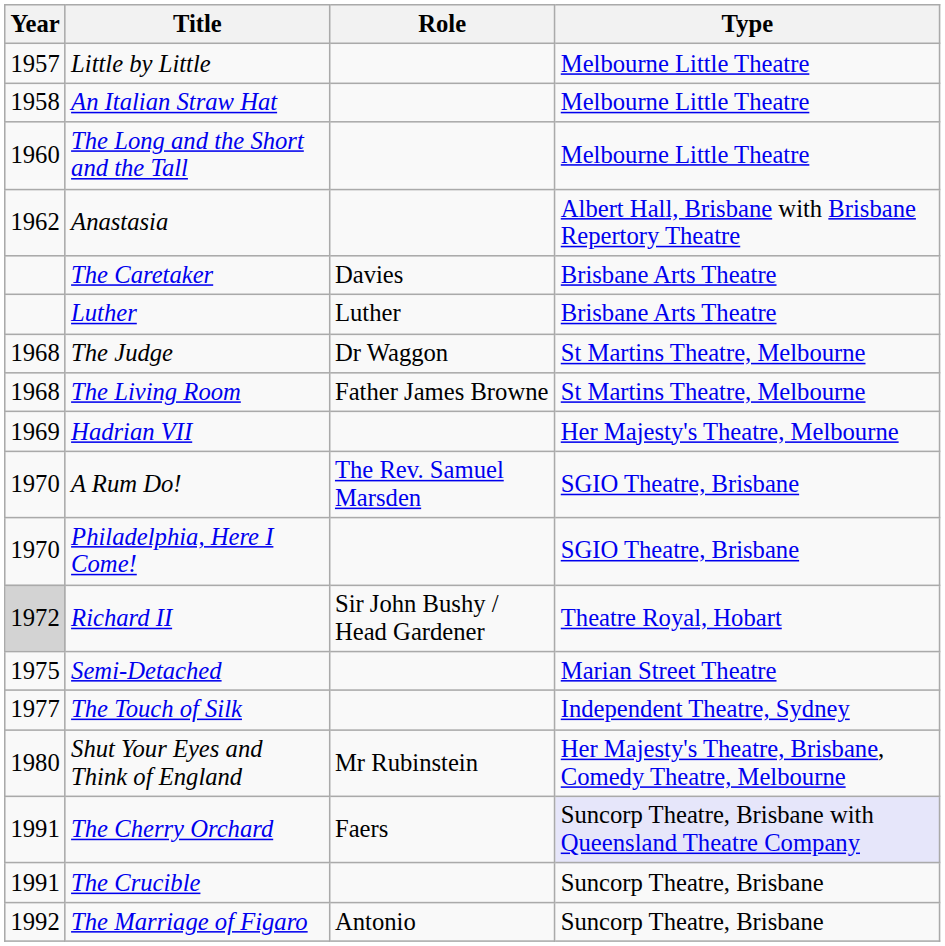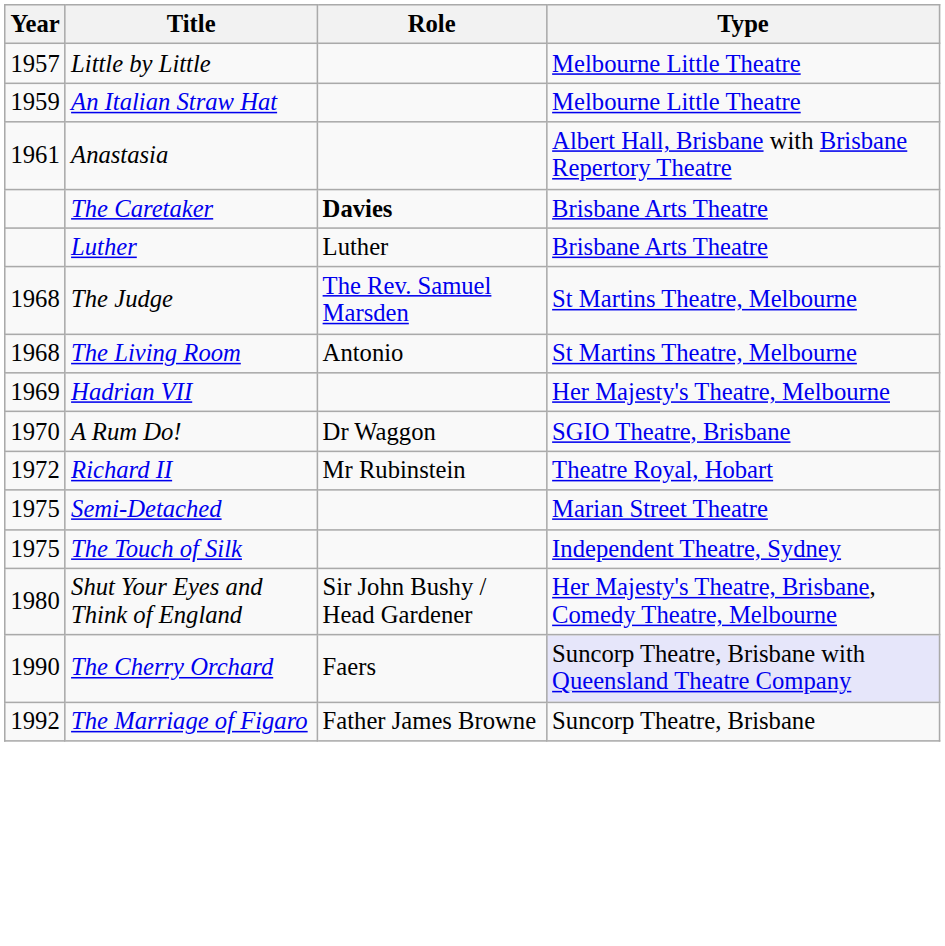(35, 102) 1958 -> (35, 102) 1959
- row: (187, 155)
(35, 221) 1962 -> (35, 155) 1961
(369, 274) normal -> (358, 208) bold
(392, 353) Dr Waggon -> (407, 300) The Rev. Samuel Marsden
(442, 392) Father James Browne -> (363, 353) Antonio
(419, 484) The Rev. Samuel Marsden -> (379, 431) Dr Waggon
- row: (172, 550)
(35, 617) lightgrey background -> (35, 470) no background
(417, 617) Sir John Bushy / Head Gardener -> (394, 470) Mr Rubinstein
(35, 709) 1977 -> (35, 548) 1975
(406, 762) Mr Rubinstein -> (404, 601) Sir John Bushy / Head Gardener
(35, 829) 1991 -> (35, 668) 1990
- row: (136, 882)
(375, 921) Antonio -> (429, 721) Father James Browne
